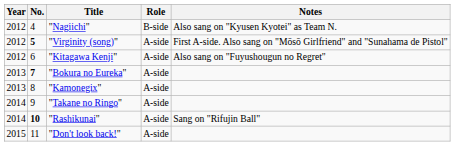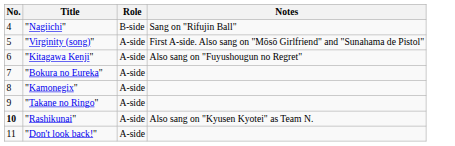- column: (16, 12)
(255, 27) Also sang on "Kyusen Kyotei" as Team N. -> (193, 27) Sang on "Rifujin Ball"
(33, 42) bold -> (9, 42) normal
(33, 73) bold -> (9, 73) normal
(217, 118) Sang on "Rifujin Ball" -> (231, 118) Also sang on "Kyusen Kyotei" as Team N.
